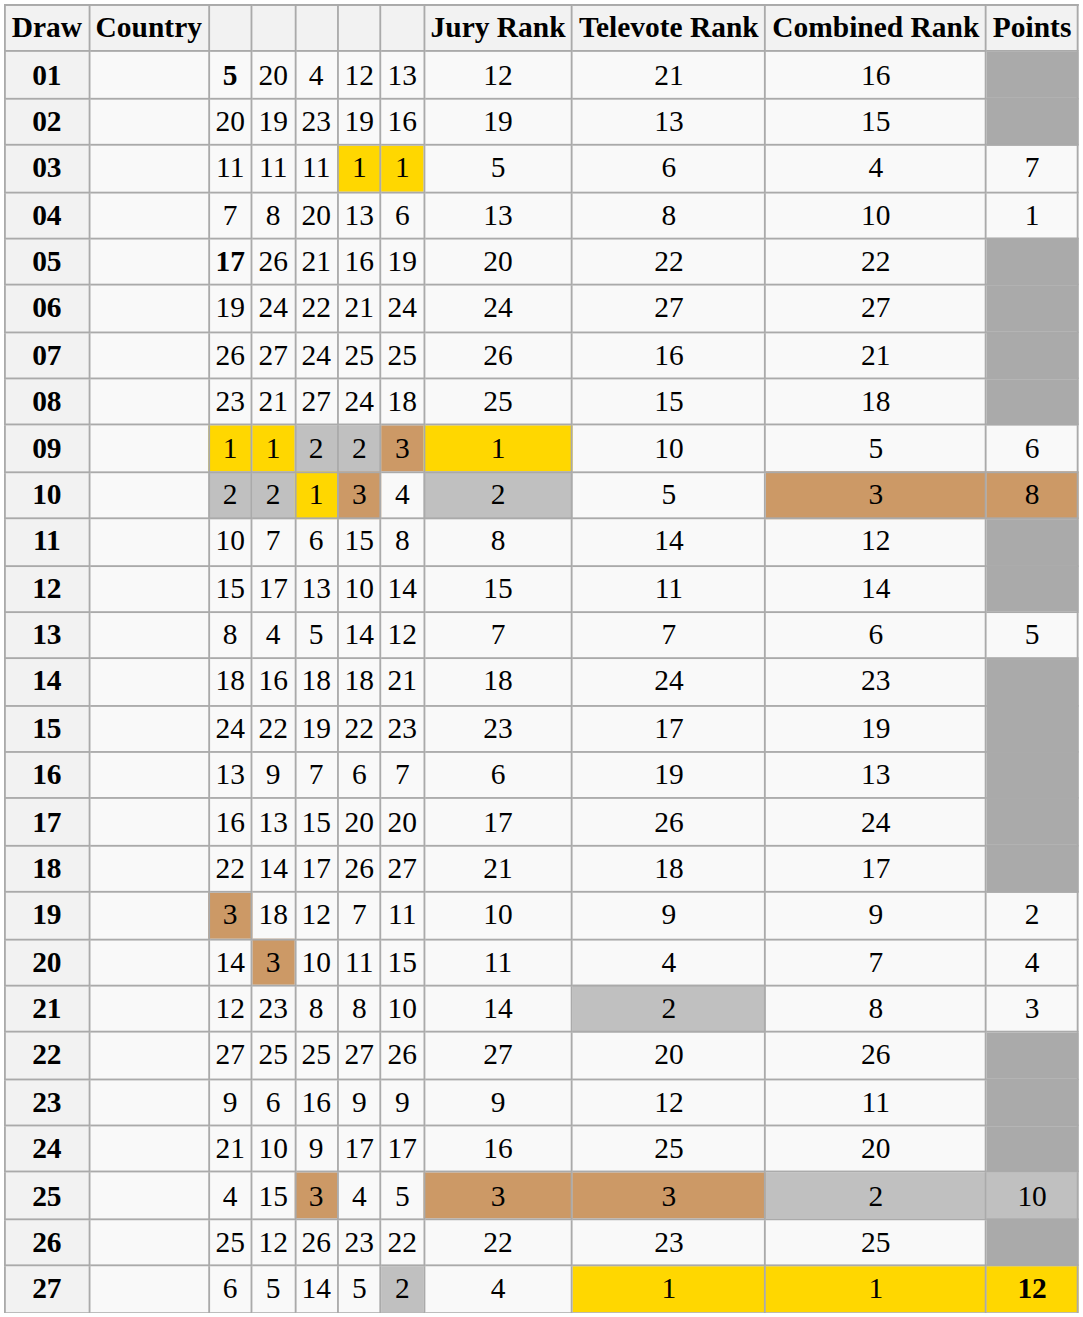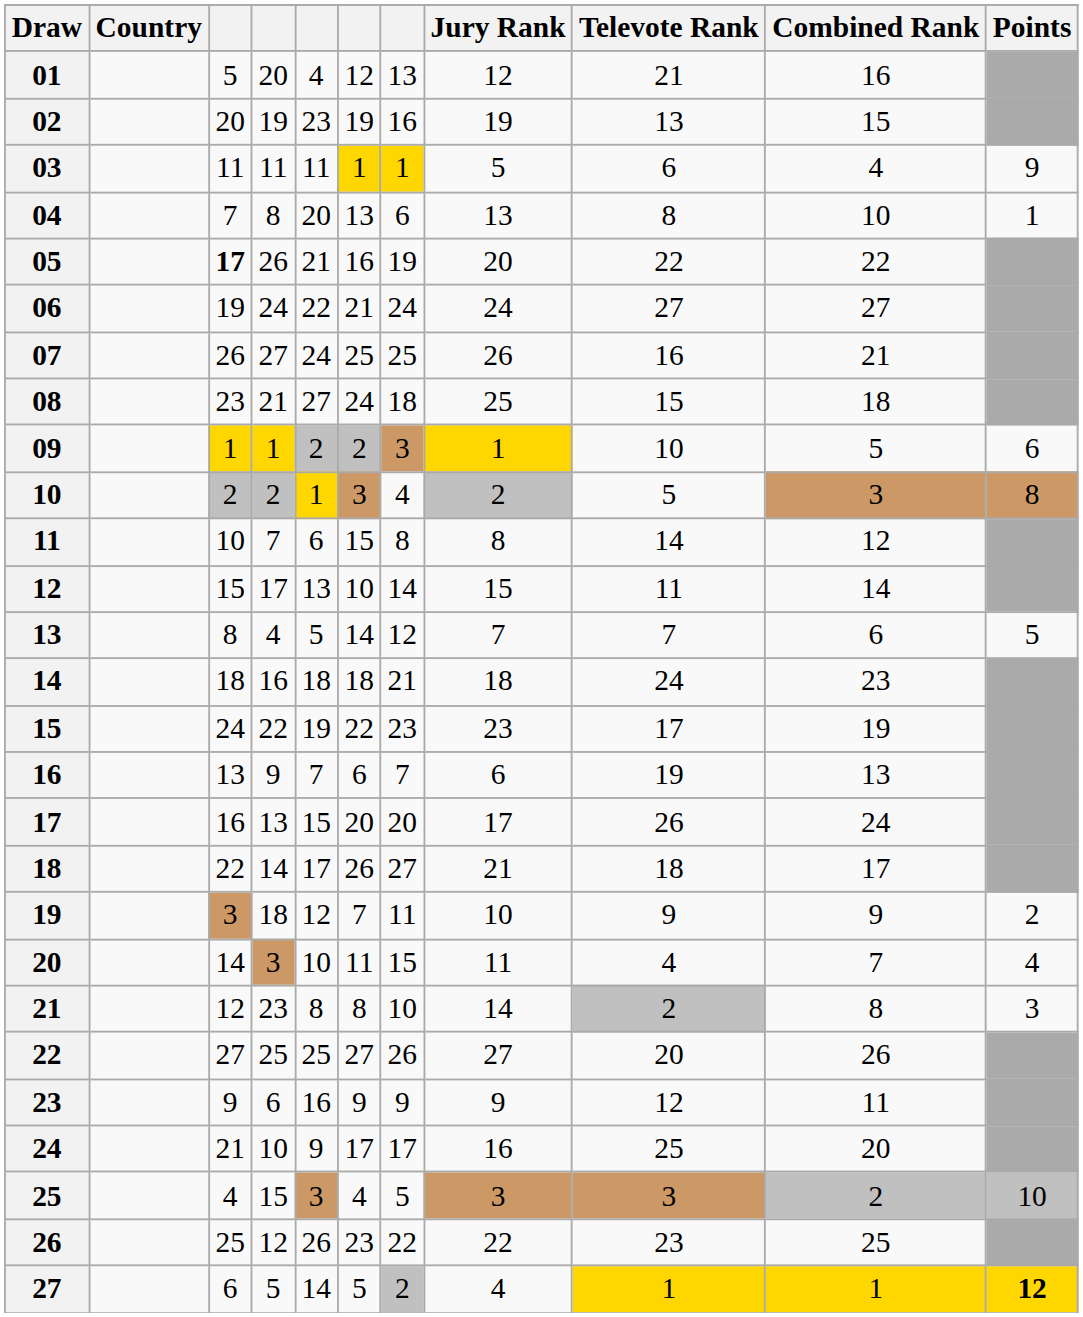(230, 74) bold -> (230, 74) normal
(1032, 167) 7 -> (1032, 167) 9
